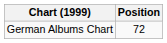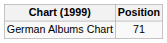(139, 30) 72 -> (139, 30) 71
